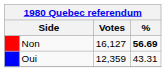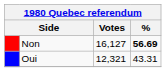(111, 59) 12,359 -> (111, 59) 12,321
